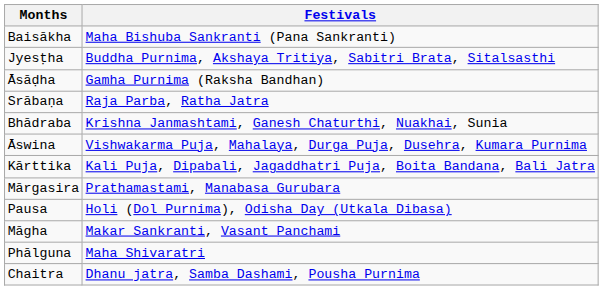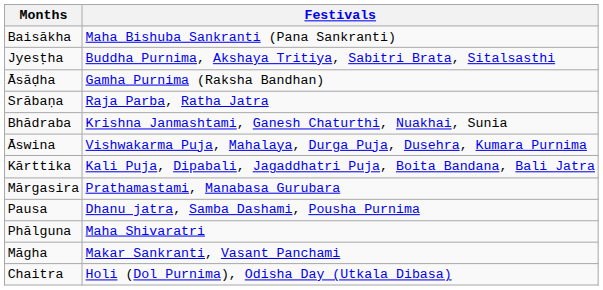(269, 210) Holi (Dol Purnima), Odisha Day (Utkala Dibasa) -> (253, 210) Dhanu jatra, Samba Dashami, Pousha Purnima
rows swapped: (28, 231) <-> (40, 253)
(253, 275) Dhanu jatra, Samba Dashami, Pousha Purnima -> (269, 275) Holi (Dol Purnima), Odisha Day (Utkala Dibasa)
